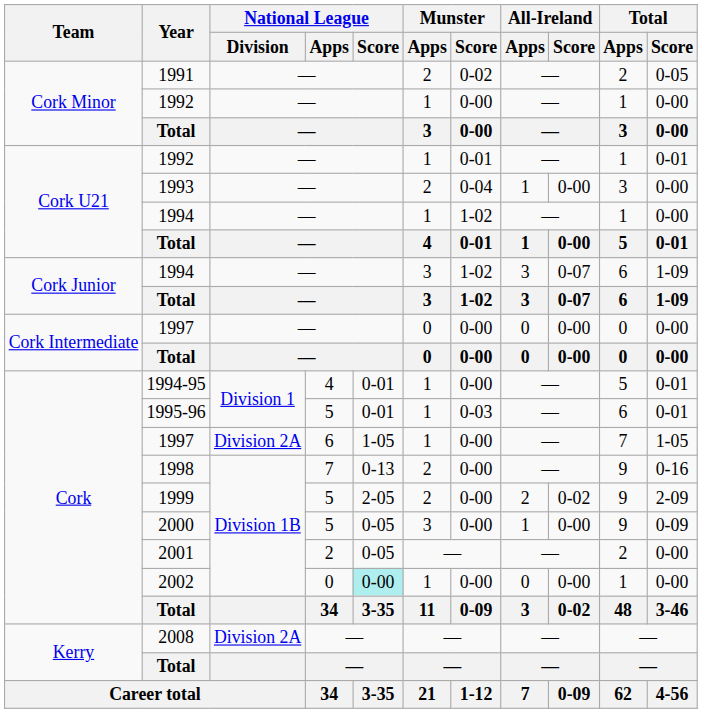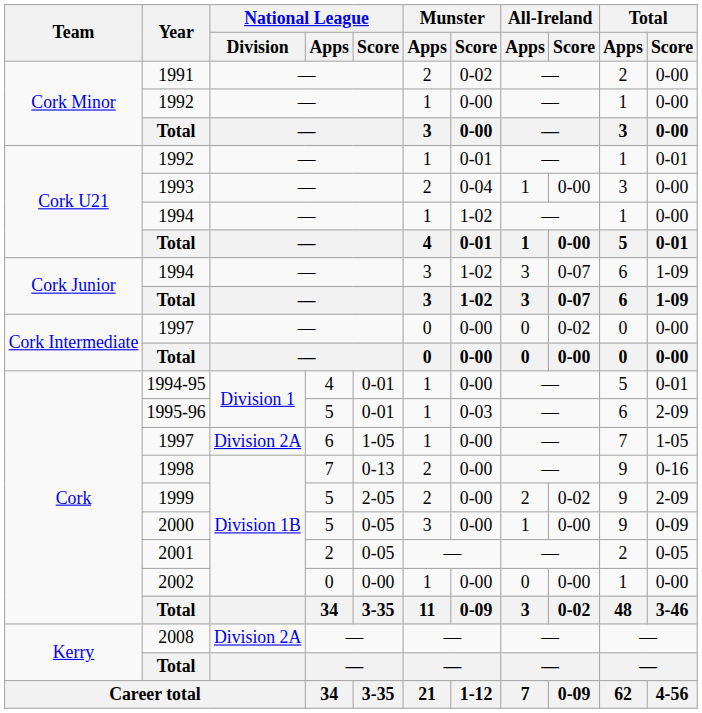(672, 74) 0-05 -> (672, 74) 0-00
(574, 328) 0-00 -> (574, 328) 0-02
(672, 412) 0-01 -> (672, 412) 2-09
(672, 553) 0-00 -> (672, 553) 0-05
(378, 581) paleturquoise background -> (378, 581) no background
